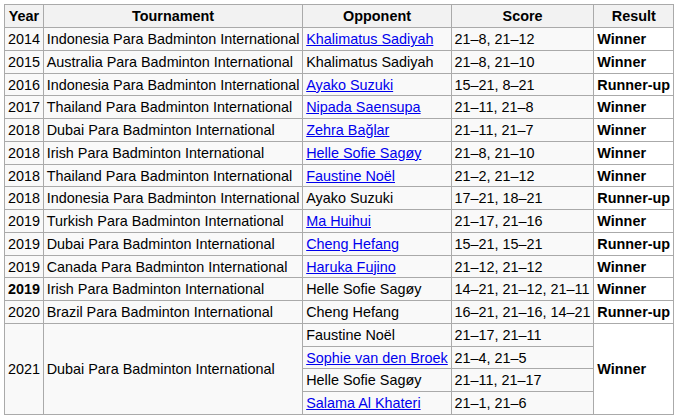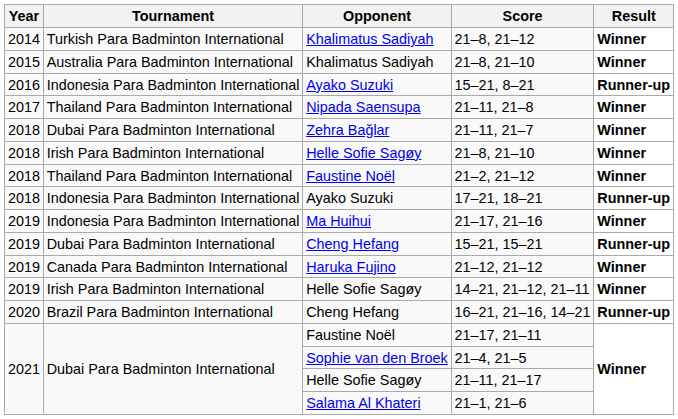(173, 39) Indonesia Para Badminton International -> (165, 39) Turkish Para Badminton International
(165, 221) Turkish Para Badminton International -> (173, 221) Indonesia Para Badminton International
(24, 289) bold -> (24, 289) normal
